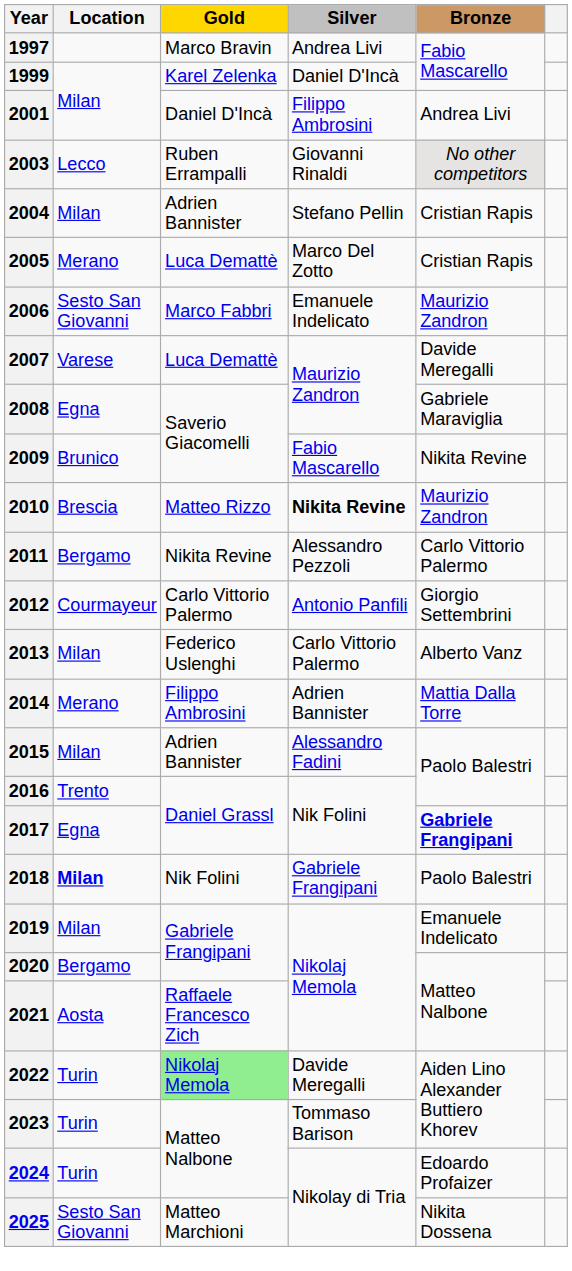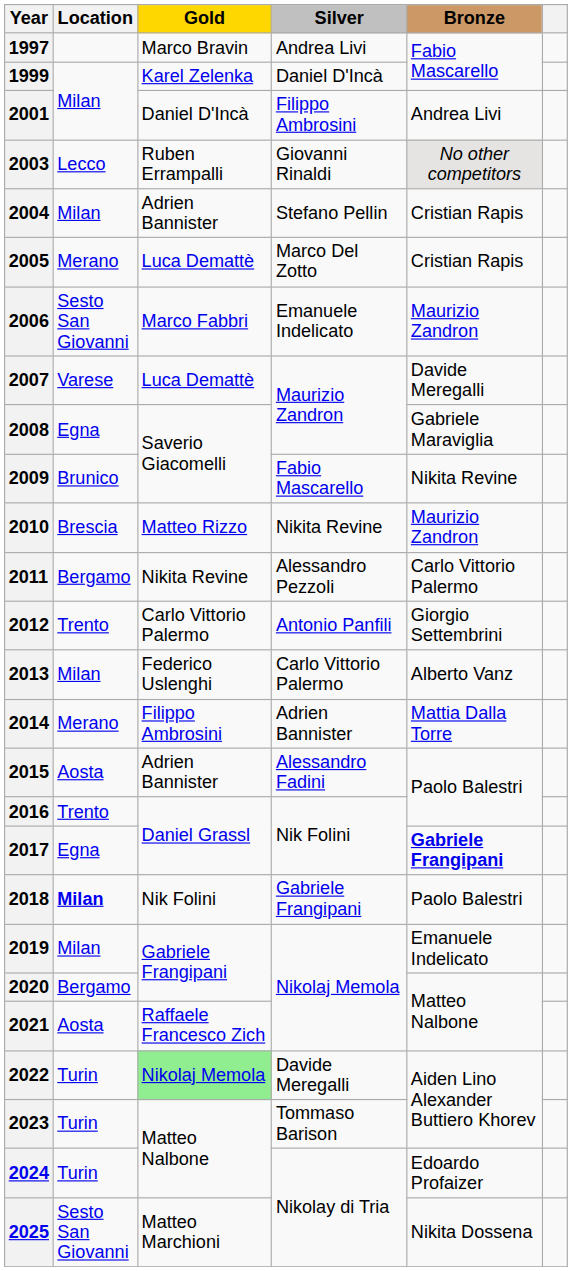(349, 507) bold -> (329, 527) normal
(107, 605) Courmayeur -> (83, 625) Trento
(79, 752) Milan -> (80, 772) Aosta
